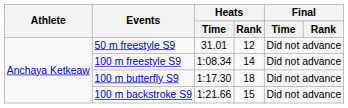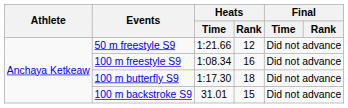(214, 46) 31.01 -> (214, 46) 1:21.66
(249, 62) 14 -> (249, 62) 16
(214, 95) 1:21.66 -> (214, 95) 31.01
